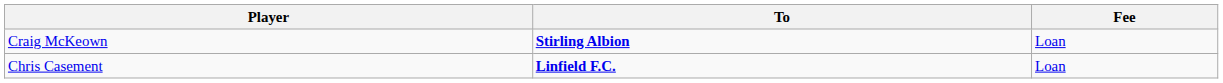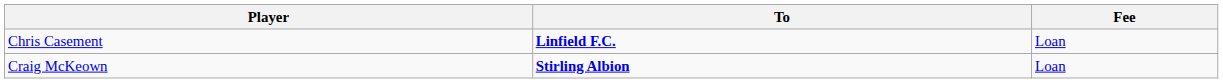rows swapped: (58, 41) <-> (55, 66)
